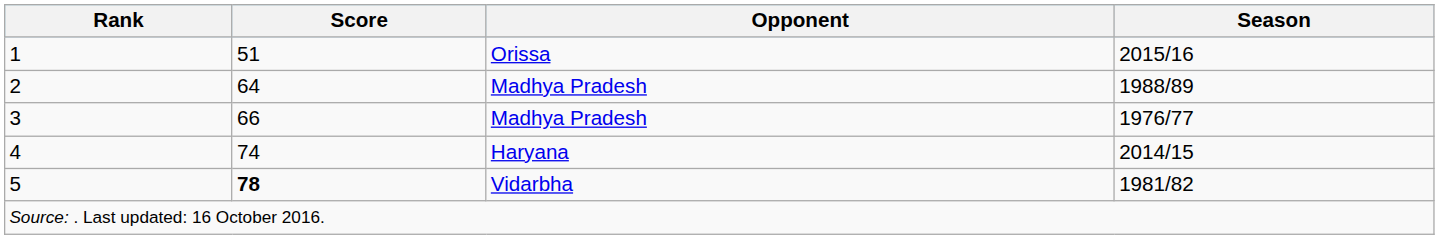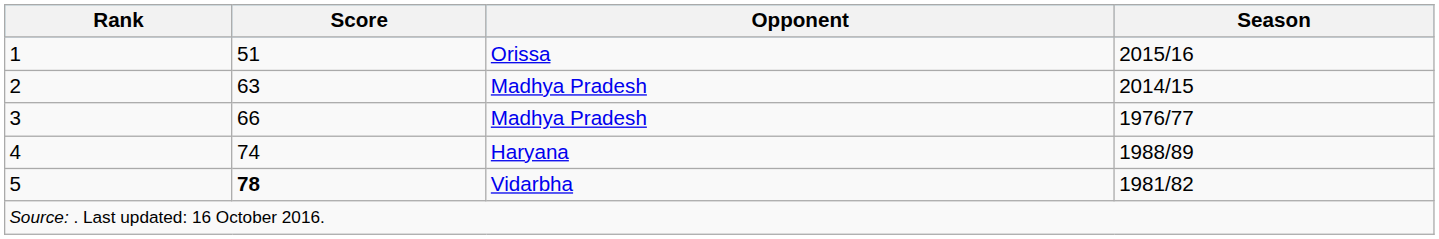(249, 86) 64 -> (249, 86) 63
(1156, 86) 1988/89 -> (1156, 86) 2014/15
(1156, 151) 2014/15 -> (1156, 151) 1988/89
